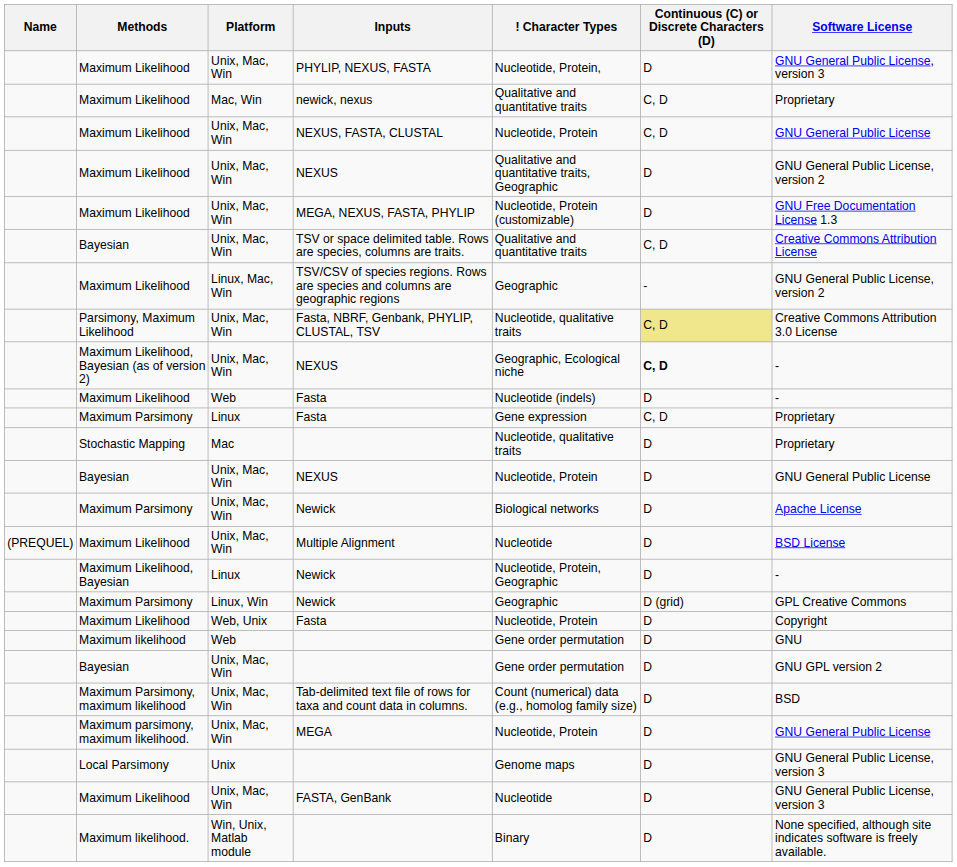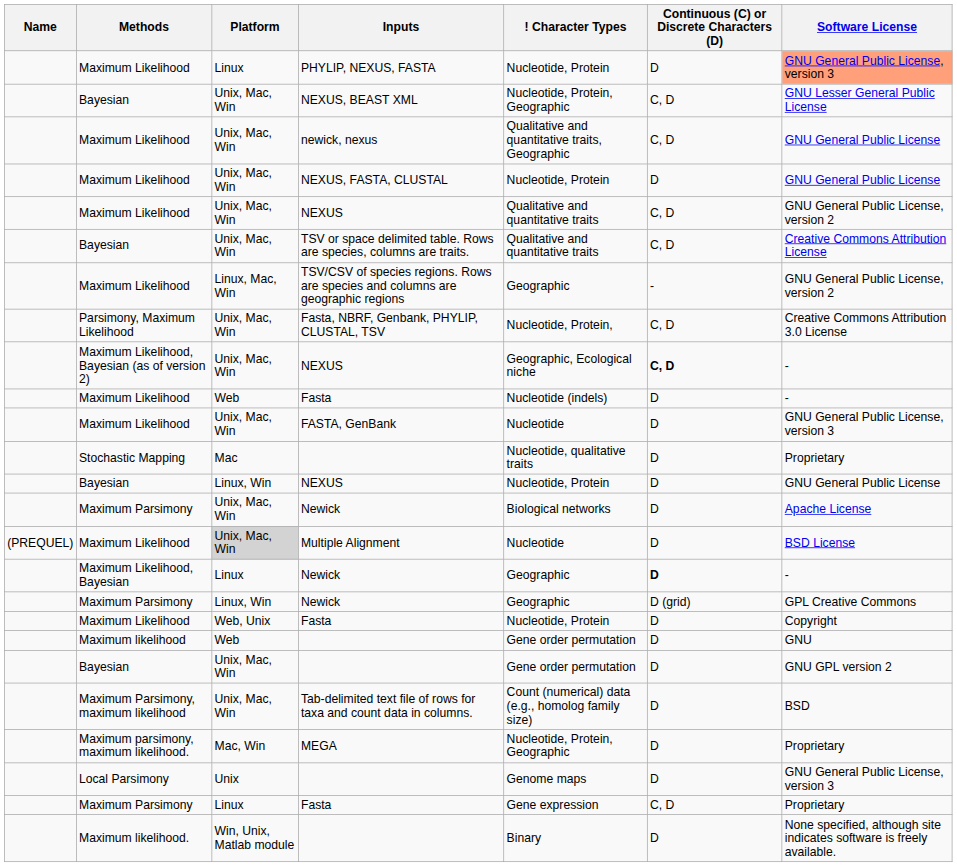(240, 67) Unix, Mac, Win -> (229, 67) Linux
(548, 67) Nucleotide, Protein, -> (558, 67) Nucleotide, Protein
(854, 67) no background -> (864, 67) lightsalmon background
+ row: (104, 100)
(236, 100) Mac, Win -> (243, 140) Unix, Mac, Win
(541, 100) Qualitative and quantitative traits -> (554, 140) Qualitative and quantitative traits, Geographic
(805, 100) Proprietary -> (862, 140) GNU General Public License
(655, 133) C, D -> (654, 180) D
(543, 173) Qualitative and quantitative traits, Geographic -> (553, 213) Qualitative and quantitative traits
(648, 173) D -> (662, 213) C, D
- row: (134, 213)
(554, 325) Nucleotide, qualitative traits -> (560, 325) Nucleotide, Protein,
(655, 325) khaki background -> (662, 325) no background
rows swapped: (136, 417) <-> (134, 798)
(240, 476) Unix, Mac, Win -> (243, 483) Linux, Win
(240, 542) no background -> (243, 542) lightgrey background
(548, 575) Nucleotide, Protein, Geographic -> (538, 575) Geographic
(648, 575) normal -> (654, 575) bold
(240, 732) Unix, Mac, Win -> (240, 746) Mac, Win
(546, 732) Nucleotide, Protein -> (560, 746) Nucleotide, Protein, Geographic
(853, 732) GNU General Public License -> (814, 746) Proprietary
